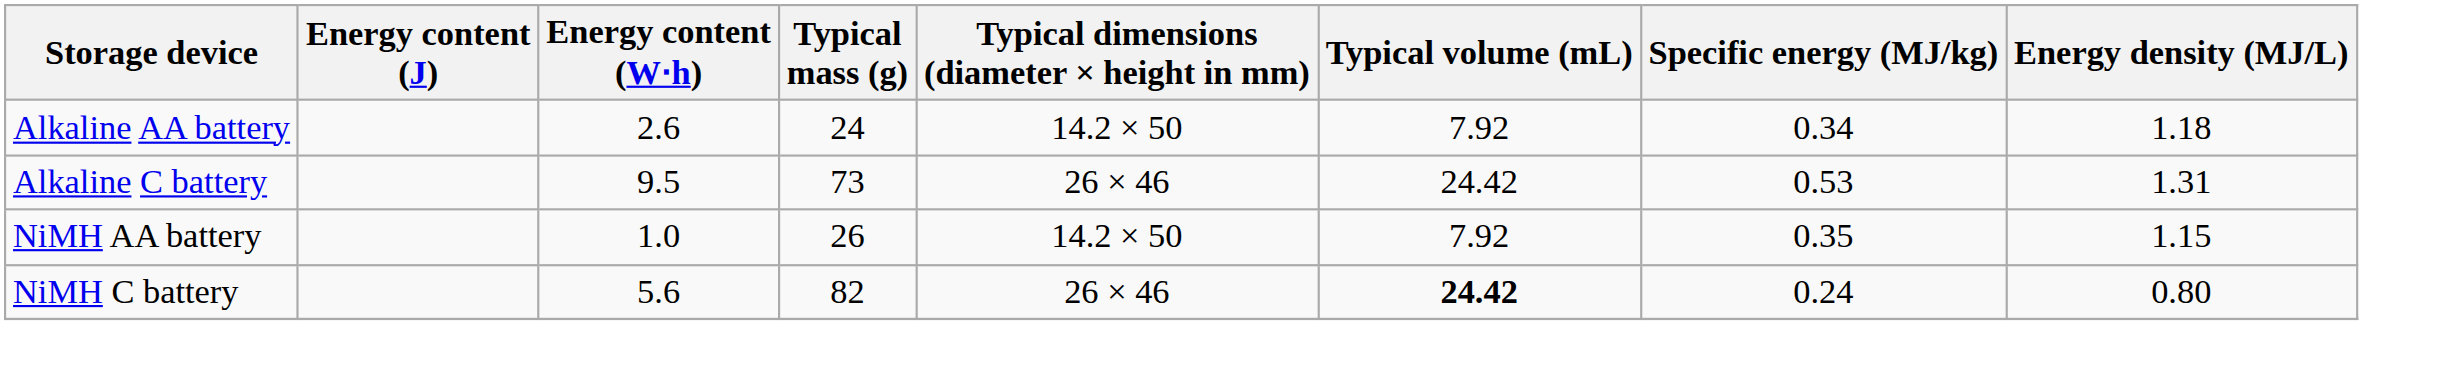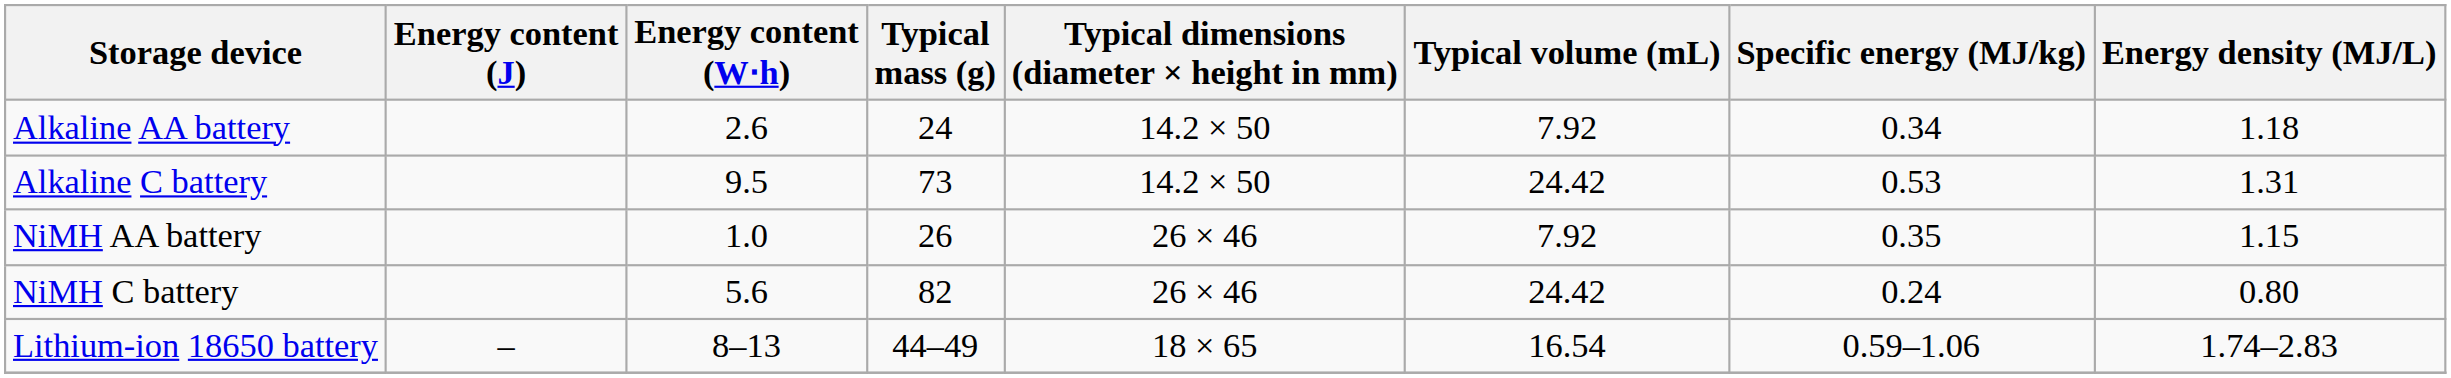(1117, 181) 26 × 46 -> (1205, 181) 14.2 × 50
(1117, 236) 14.2 × 50 -> (1205, 236) 26 × 46
(1479, 290) bold -> (1567, 290) normal
+ row: (195, 345)
